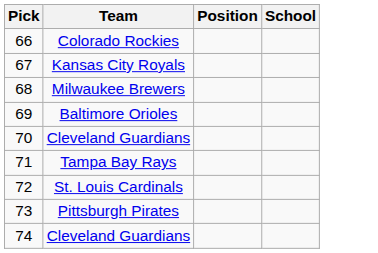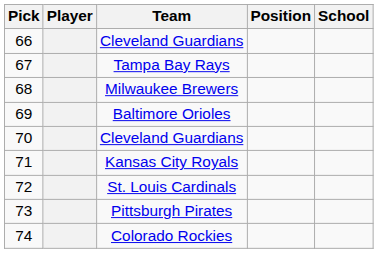+ column: (70, 16)
(118, 41) Colorado Rockies -> (172, 41) Cleveland Guardians
(118, 65) Kansas City Royals -> (172, 65) Tampa Bay Rays
(118, 162) Tampa Bay Rays -> (172, 162) Kansas City Royals
(118, 235) Cleveland Guardians -> (172, 235) Colorado Rockies
